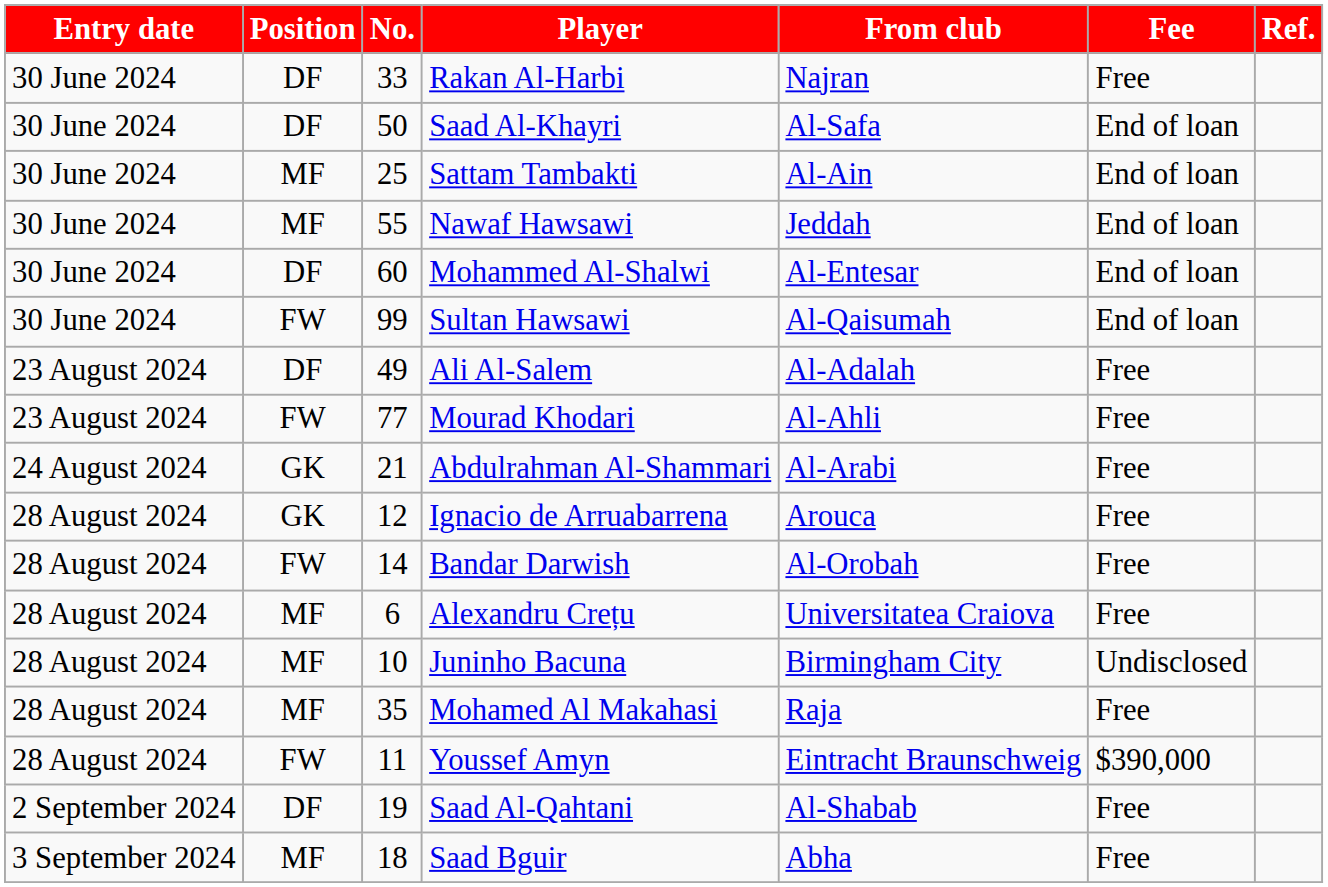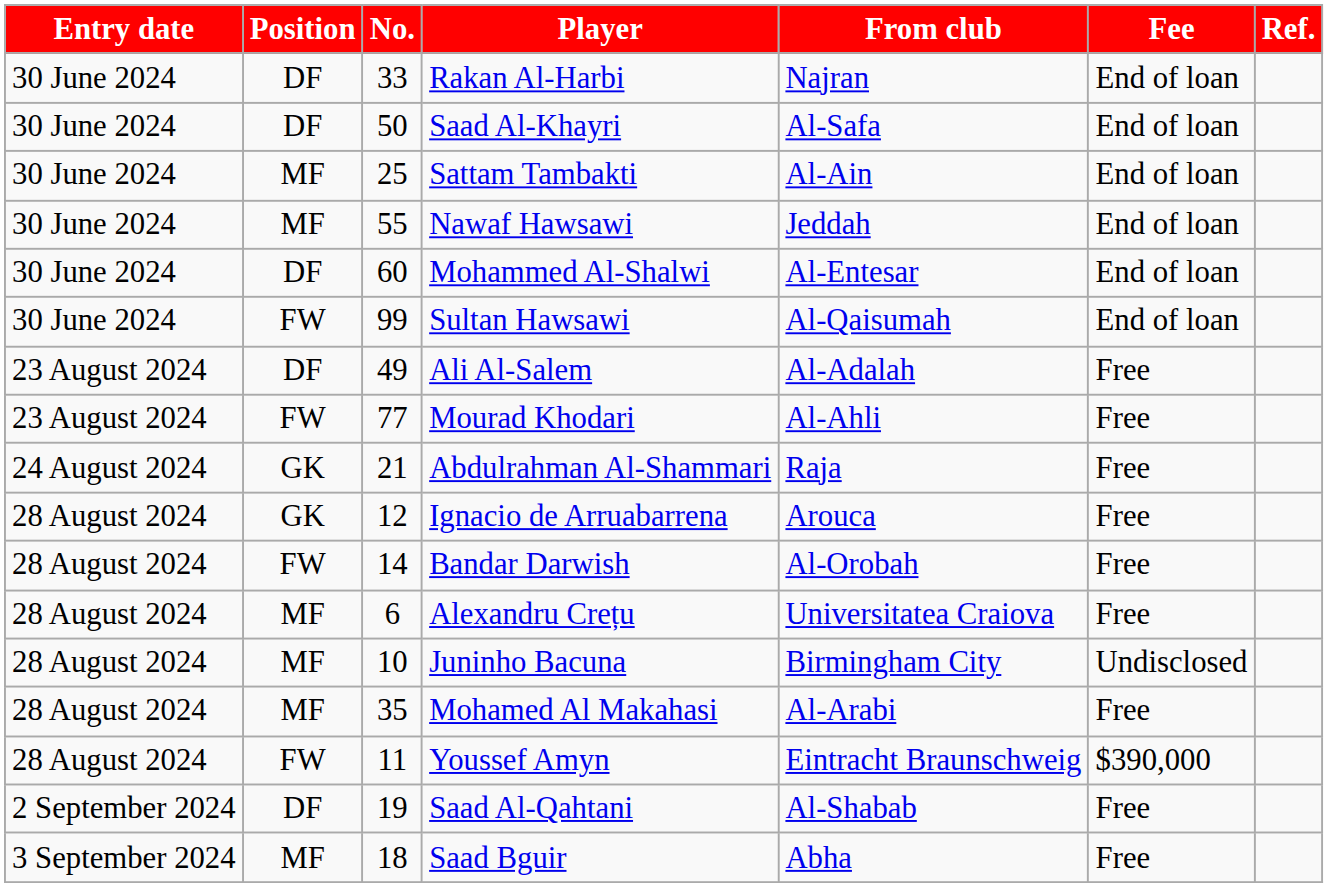(1123, 77) Free -> (1167, 77) End of loan
(841, 467) Al-Arabi -> (814, 467) Raja
(814, 710) Raja -> (841, 710) Al-Arabi
